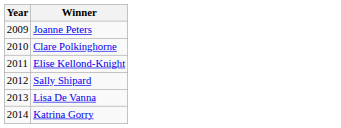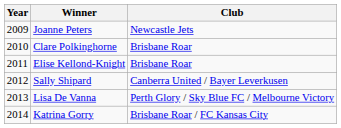+ column: (232, 13)
